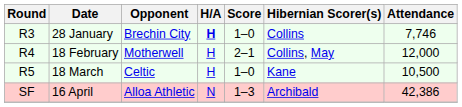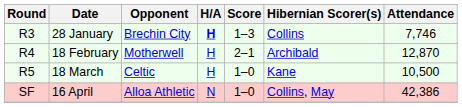(244, 33) 1–0 -> (244, 33) 1–3
(301, 53) Collins, May -> (293, 53) Archibald
(421, 53) 12,000 -> (421, 53) 12,870
(244, 92) 1–3 -> (244, 92) 1–0
(293, 92) Archibald -> (301, 92) Collins, May
